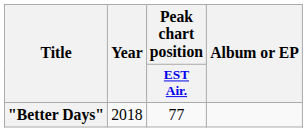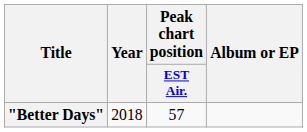(176, 114) 77 -> (176, 114) 57
